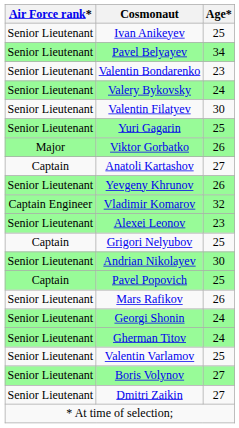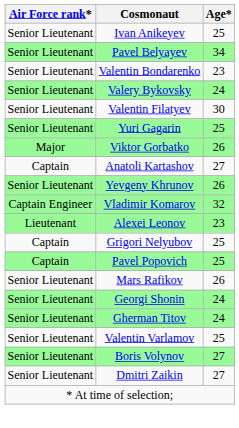(50, 223) Senior Lieutenant -> (50, 223) Lieutenant
- row: (150, 261)
